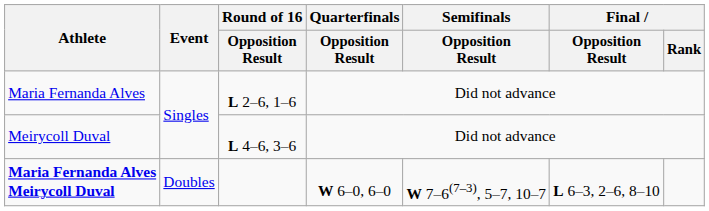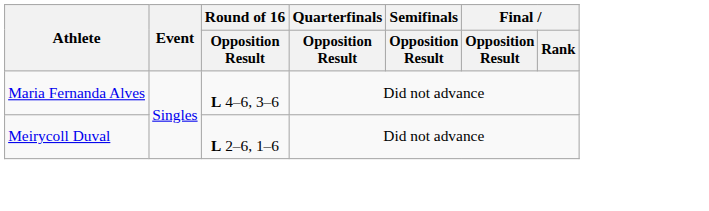(262, 102) L 2–6, 1–6 -> (245, 102) L 4–6, 3–6
(262, 145) L 4–6, 3–6 -> (245, 145) L 2–6, 1–6
- row: (82, 182)
